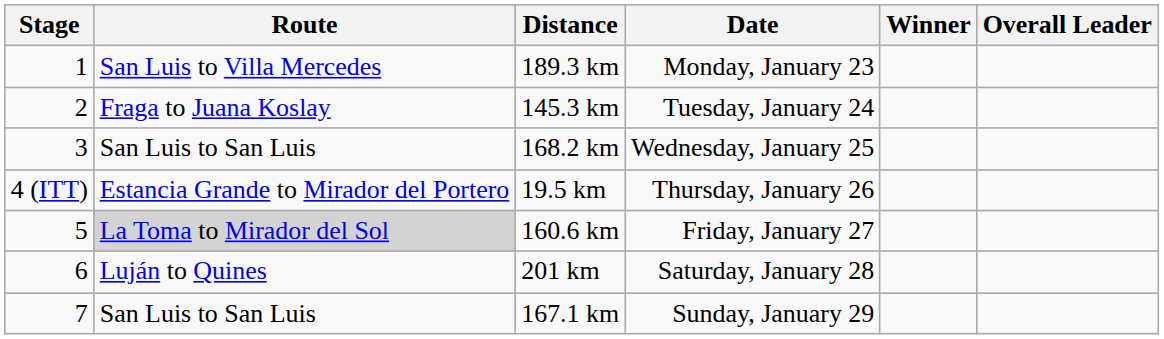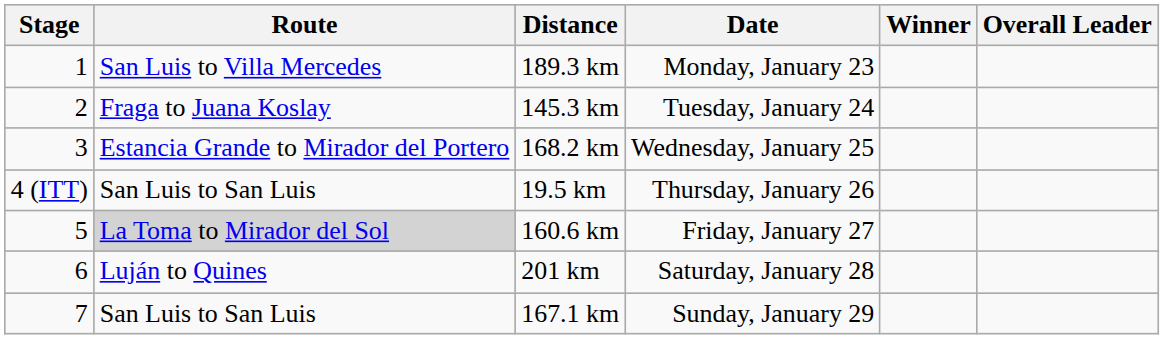(208, 148) San Luis to San Luis -> (305, 148) Estancia Grande to Mirador del Portero
(305, 189) Estancia Grande to Mirador del Portero -> (208, 189) San Luis to San Luis
